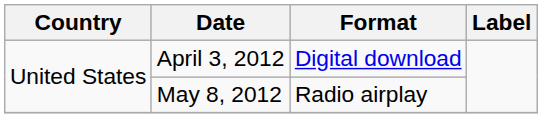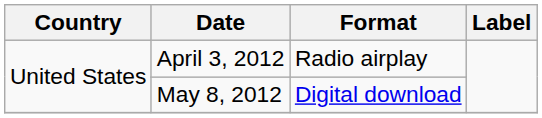(378, 58) Digital download -> (361, 58) Radio airplay
(361, 94) Radio airplay -> (378, 94) Digital download
